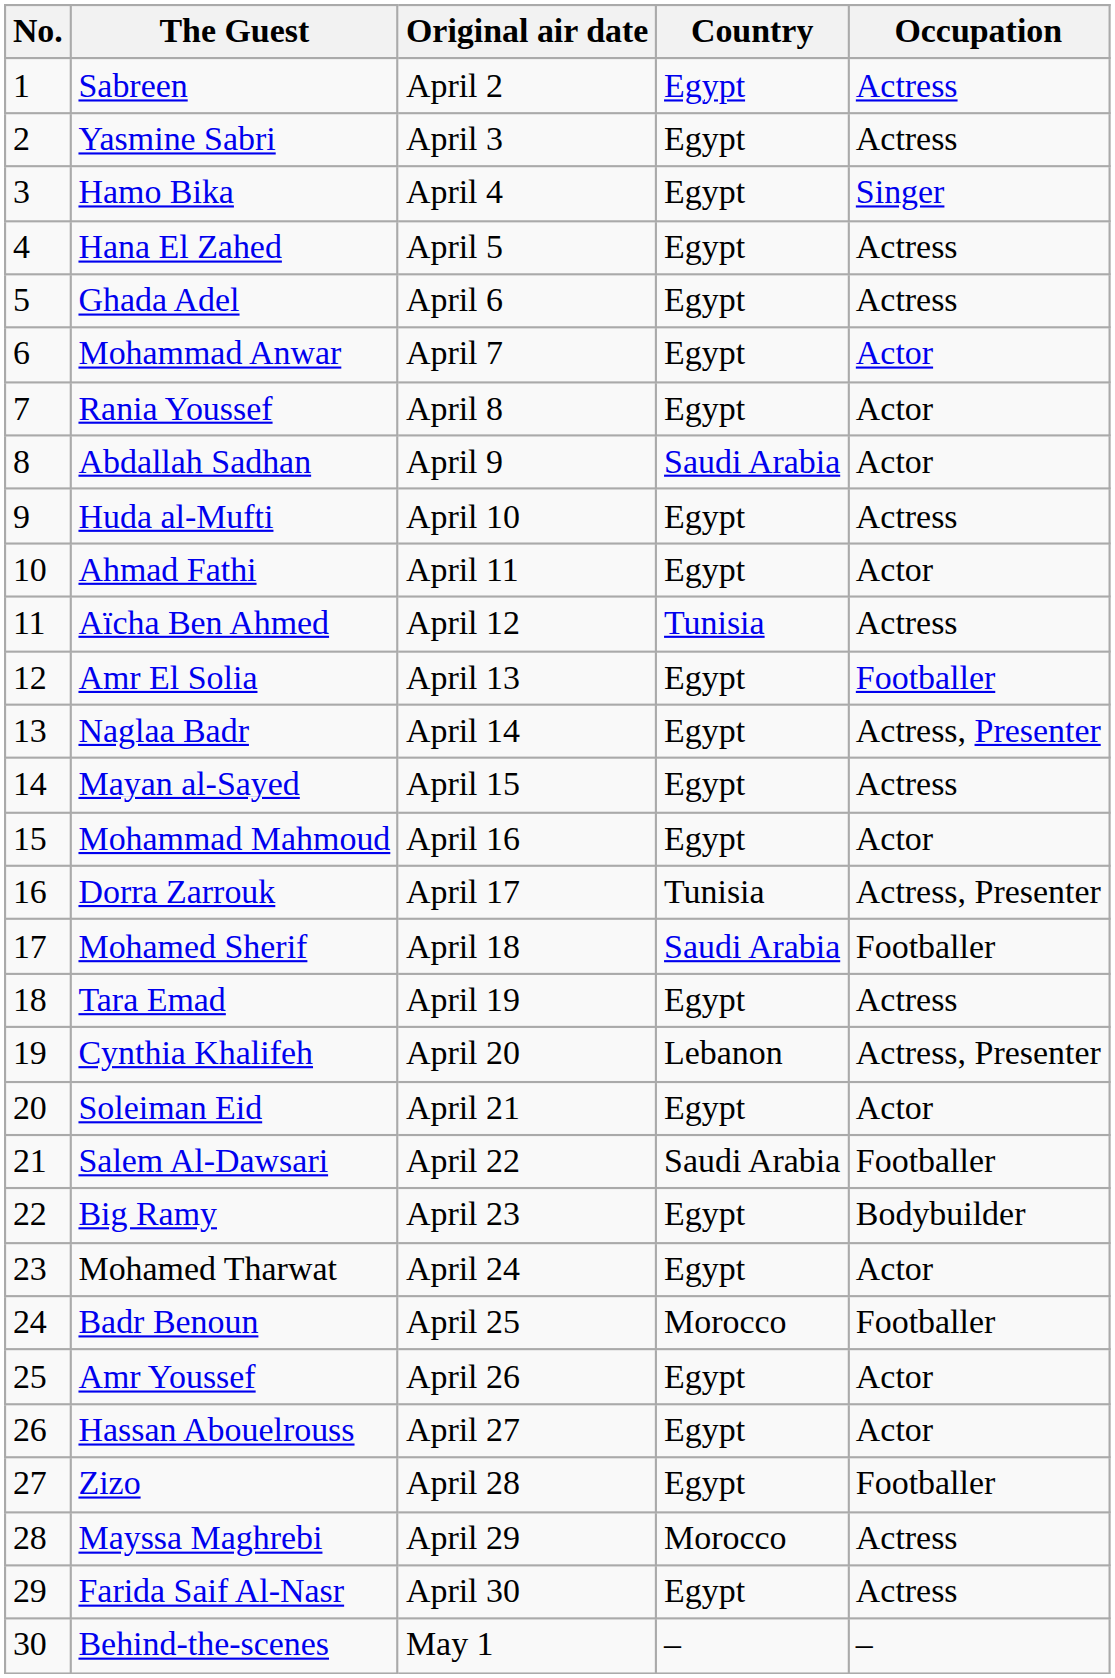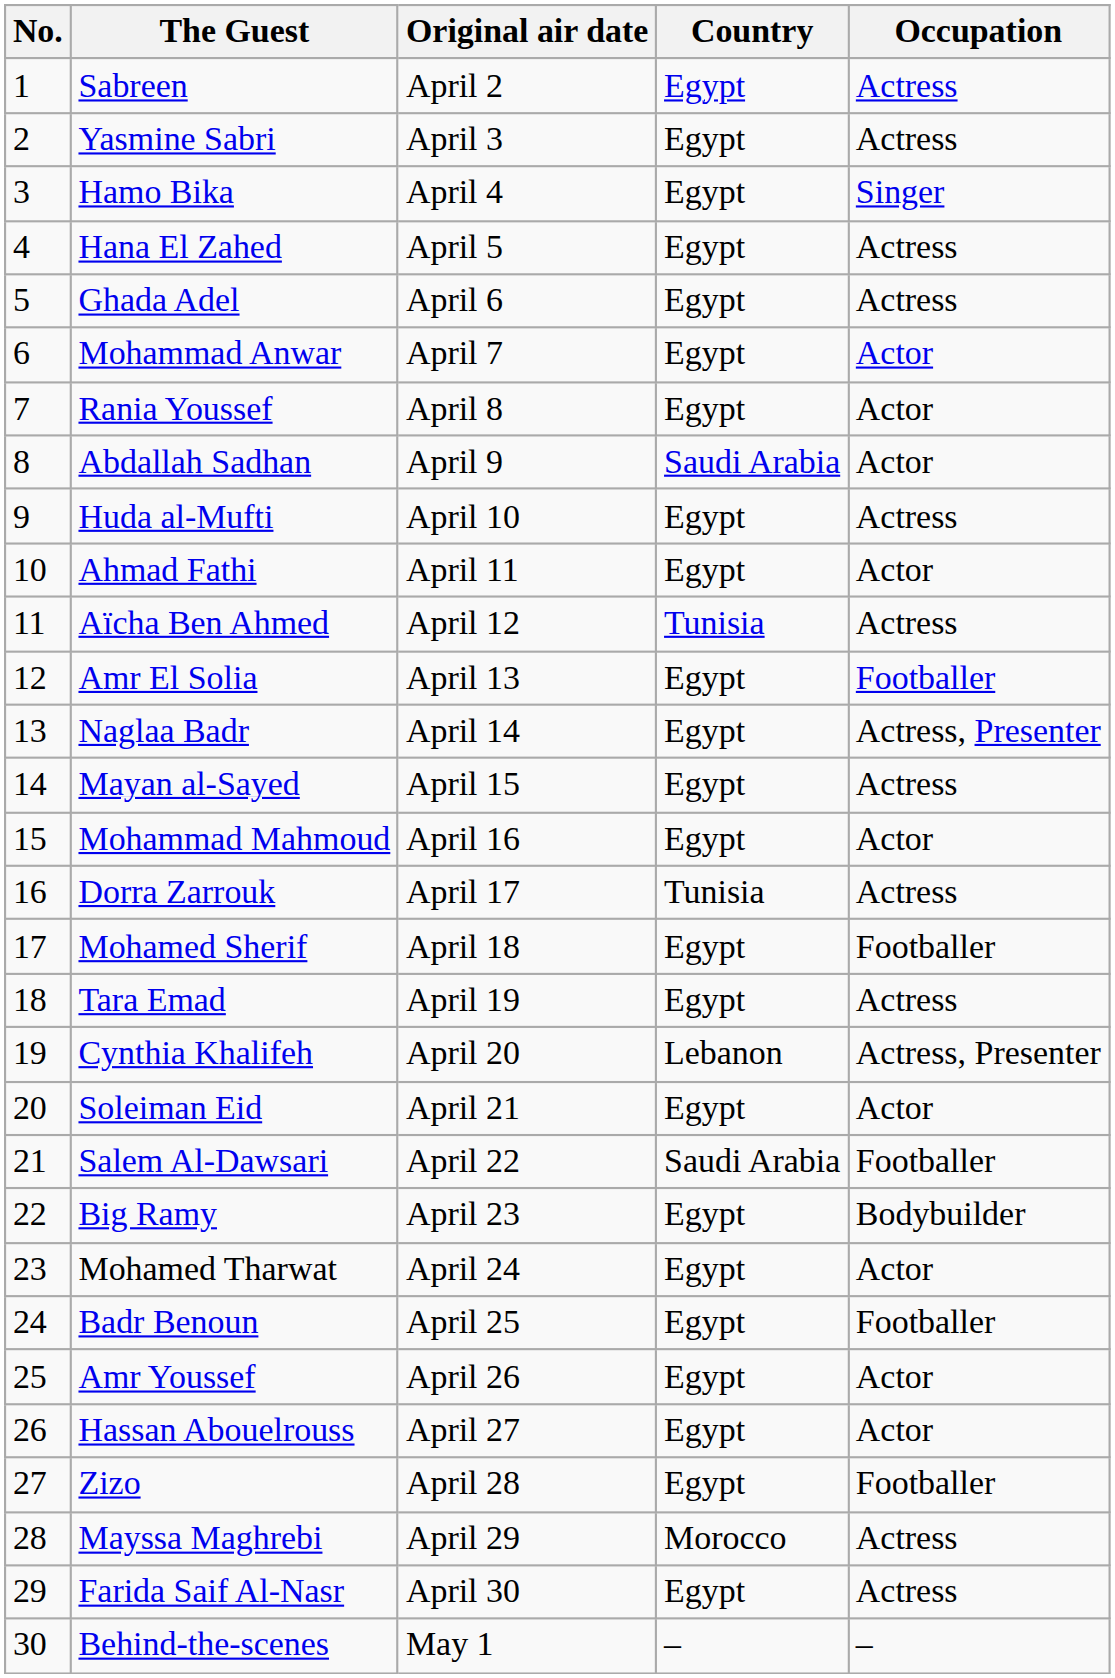(978, 892) Actress, Presenter -> (907, 892) Actress
(752, 945) Saudi Arabia -> (705, 945) Egypt
(725, 1322) Morocco -> (705, 1322) Egypt
